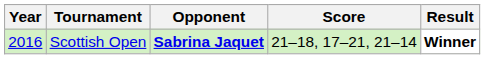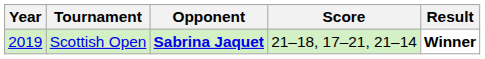(25, 41) 2016 -> (25, 41) 2019
